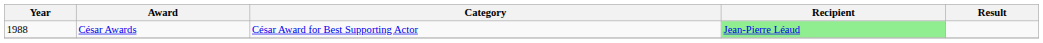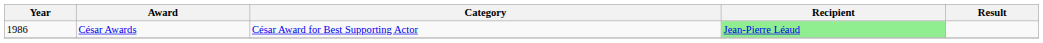(17, 29) 1988 -> (17, 29) 1986
